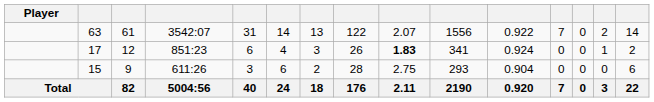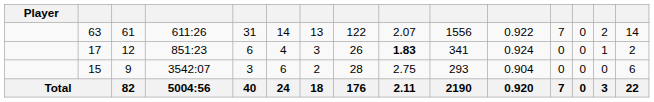(189, 32) 3542:07 -> (189, 32) 611:26
(189, 69) 611:26 -> (189, 69) 3542:07
